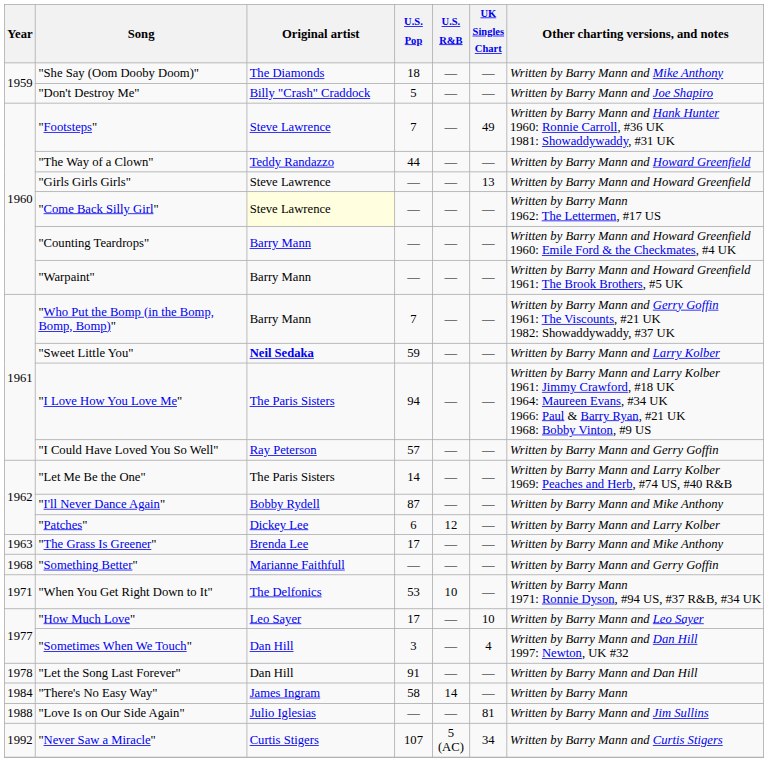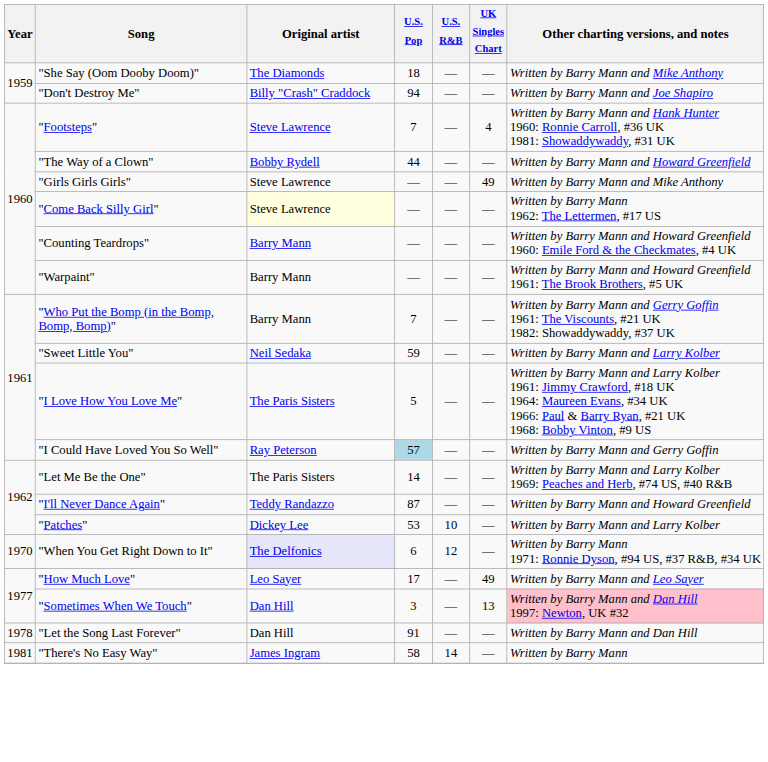(413, 93) 5 -> (413, 93) 94
(488, 127) 49 -> (488, 127) 4
(292, 161) Teddy Randazzo -> (285, 161) Bobby Rydell
(488, 181) 13 -> (488, 181) 49
(630, 181) Written by Barry Mann and Howard Greenfield -> (617, 181) Written by Barry Mann and Mike Anthony
(282, 353) bold -> (280, 353) normal
(413, 401) 94 -> (413, 401) 5
(413, 450) no background -> (413, 450) lightblue background
(285, 504) Bobby Rydell -> (292, 504) Teddy Randazzo
(617, 504) Written by Barry Mann and Mike Anthony -> (630, 504) Written by Barry Mann and Howard Greenfield
(413, 524) 6 -> (413, 524) 53
(451, 524) 12 -> (451, 524) 10
- row: (97, 544)
- row: (88, 564)
(20, 591) 1971 -> (20, 551) 1970
(286, 591) no background -> (286, 551) lavender background
(413, 591) 53 -> (413, 551) 6
(451, 591) 10 -> (451, 551) 12
(488, 618) 10 -> (488, 578) 49
(488, 646) 4 -> (488, 606) 13
(604, 646) no background -> (604, 606) pink background
(20, 693) 1984 -> (20, 653) 1981
- row: (112, 713)
- row: (97, 740)
